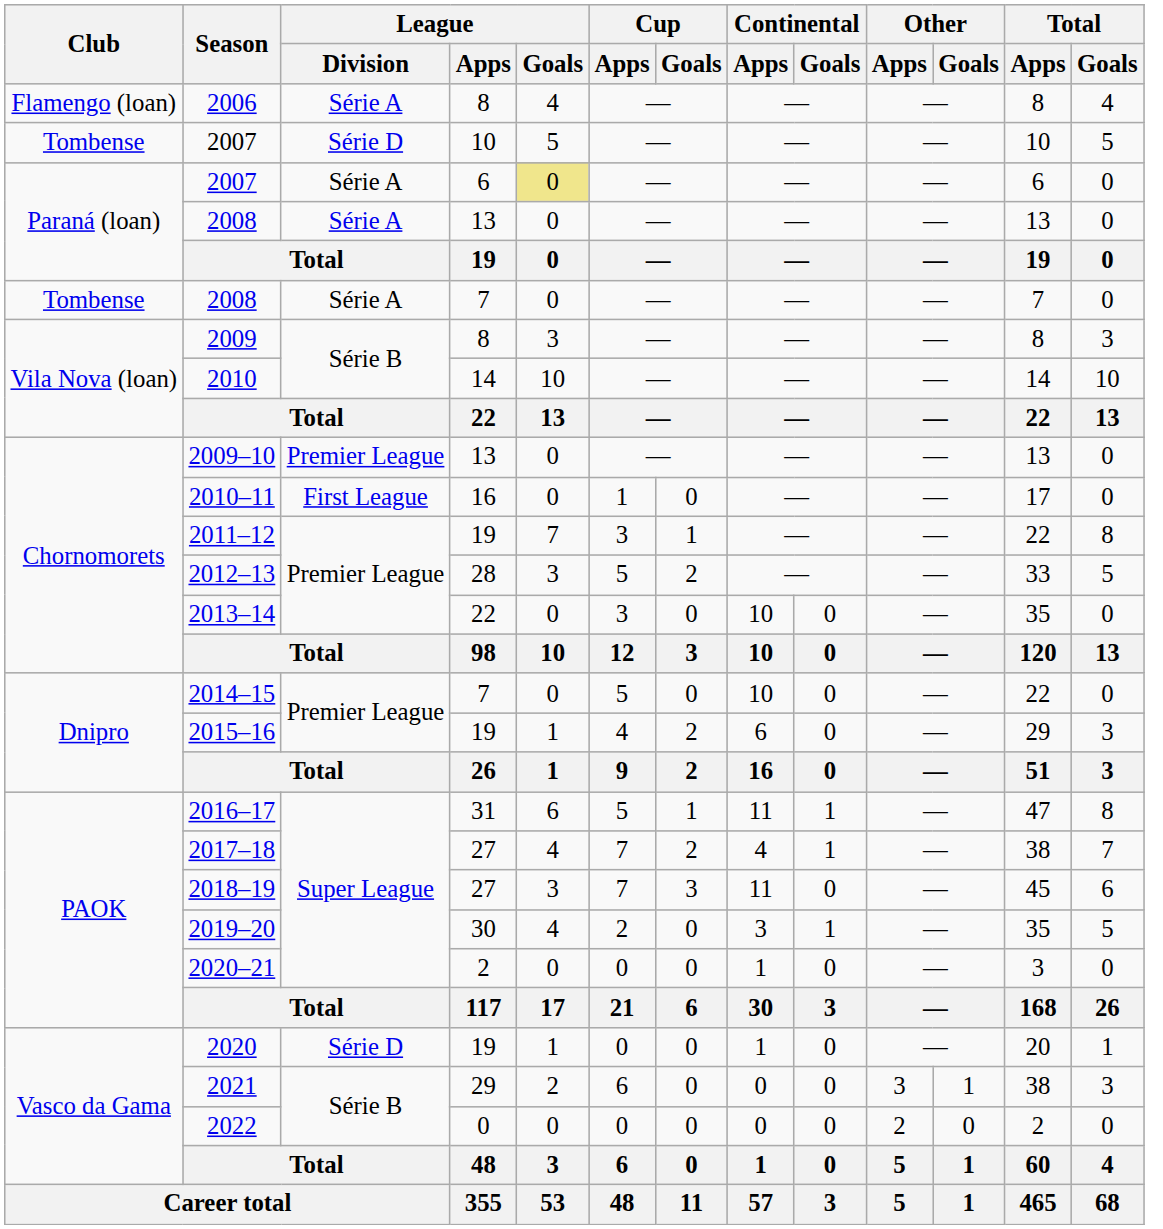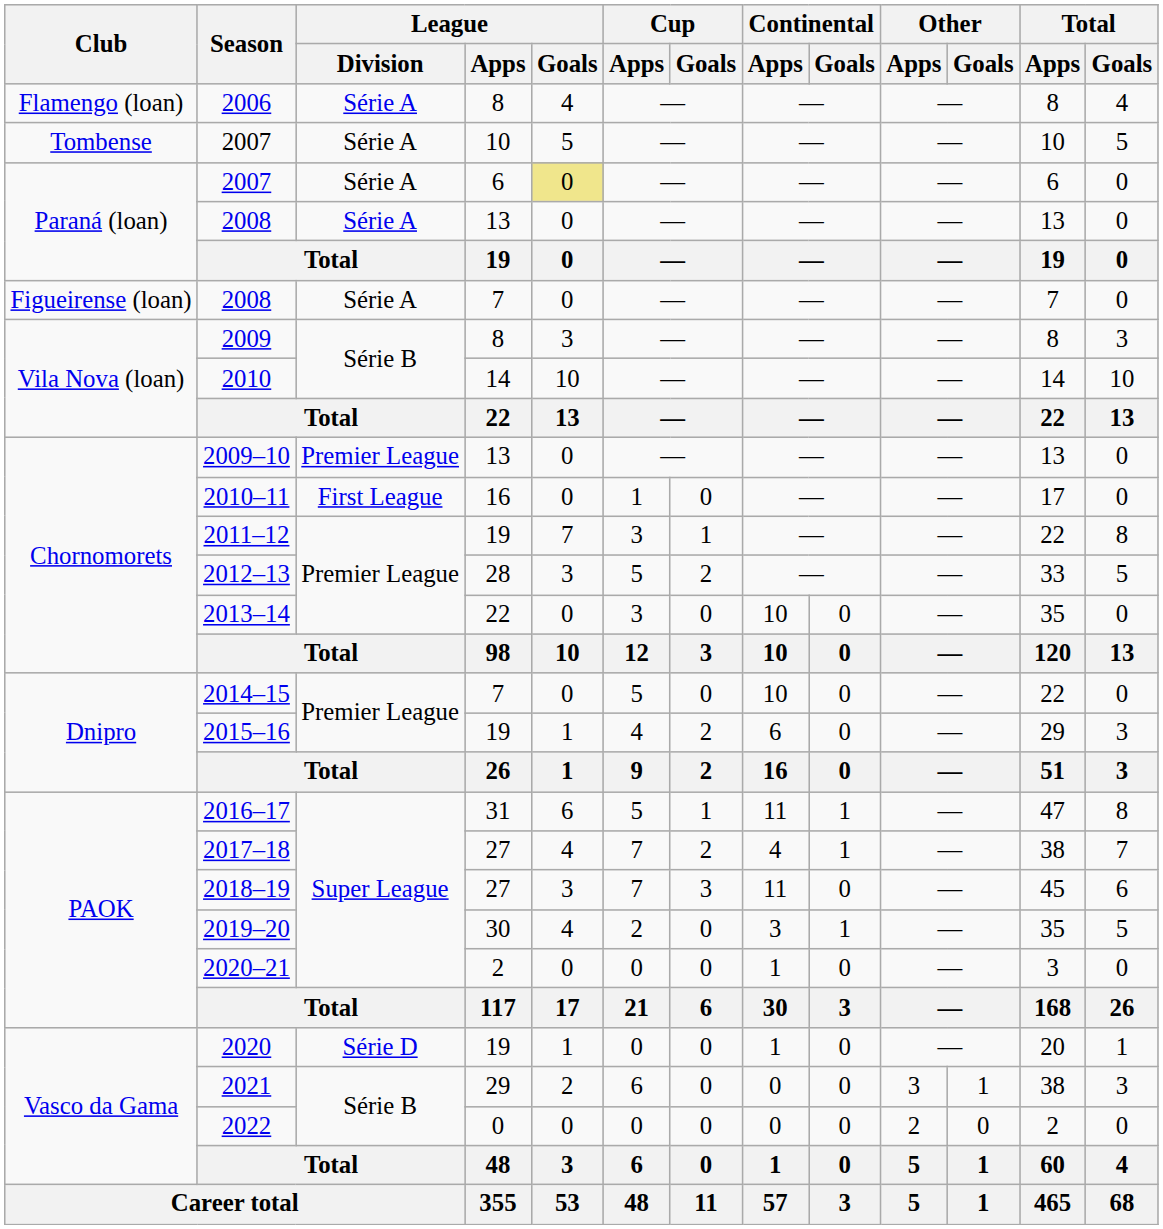(366, 142) Série D -> (380, 142) Série A
(94, 299) Tombense -> (101, 299) Figueirense (loan)
